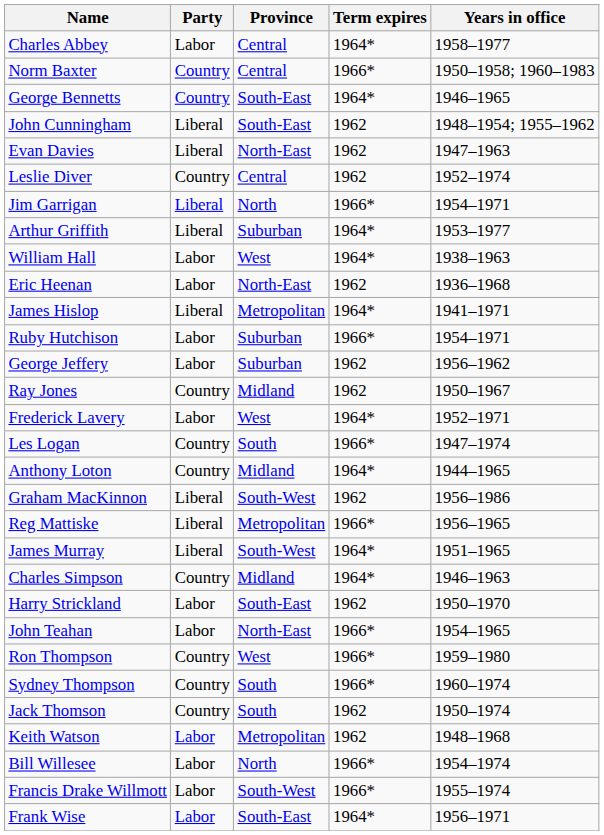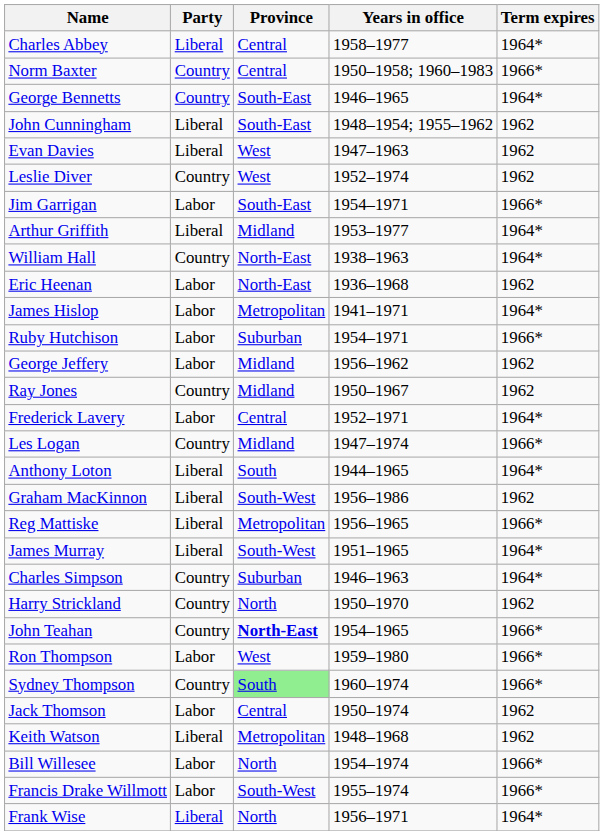columns swapped: (380, 17) <-> (515, 17)
(195, 44) Labor -> (199, 44) Liberal
(274, 151) North-East -> (254, 151) West
(262, 177) Central -> (254, 177) West
(199, 204) Liberal -> (195, 204) Labor
(257, 204) North -> (274, 204) South-East
(270, 230) Suburban -> (266, 230) Midland
(195, 257) Labor -> (202, 257) Country
(254, 257) West -> (274, 257) North-East
(199, 310) Liberal -> (195, 310) Labor
(270, 364) Suburban -> (266, 364) Midland
(254, 417) West -> (262, 417) Central
(257, 444) South -> (266, 444) Midland
(202, 470) Country -> (199, 470) Liberal
(266, 470) Midland -> (257, 470) South
(266, 577) Midland -> (270, 577) Suburban
(195, 603) Labor -> (202, 603) Country
(274, 603) South-East -> (257, 603) North
(195, 630) Labor -> (202, 630) Country
(274, 630) normal -> (278, 630) bold
(202, 657) Country -> (195, 657) Labor
(257, 683) no background -> (257, 683) lightgreen background
(202, 710) Country -> (195, 710) Labor
(257, 710) South -> (262, 710) Central
(195, 737) Labor -> (199, 737) Liberal
(195, 817) Labor -> (199, 817) Liberal
(274, 817) South-East -> (257, 817) North
